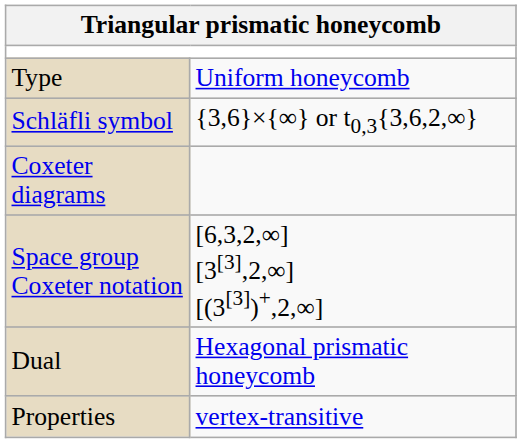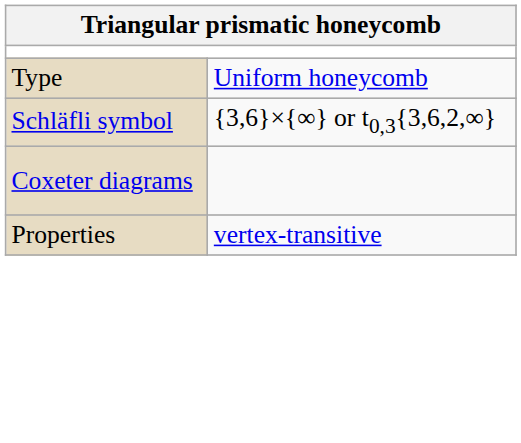- row: (97, 270)
- row: (36, 361)
